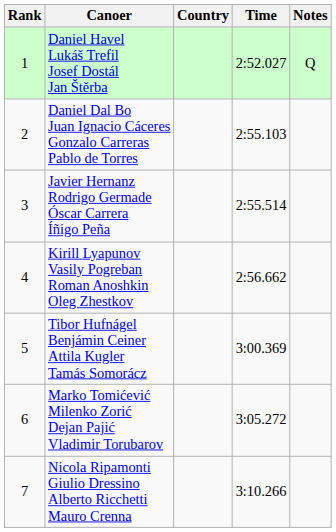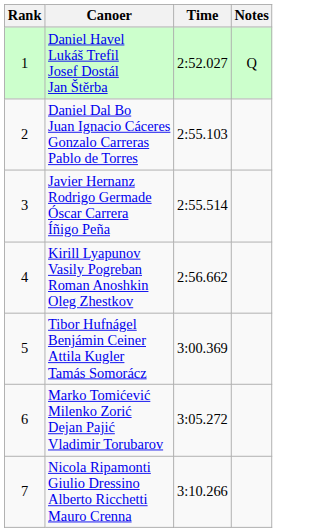- column: (203, 15)
